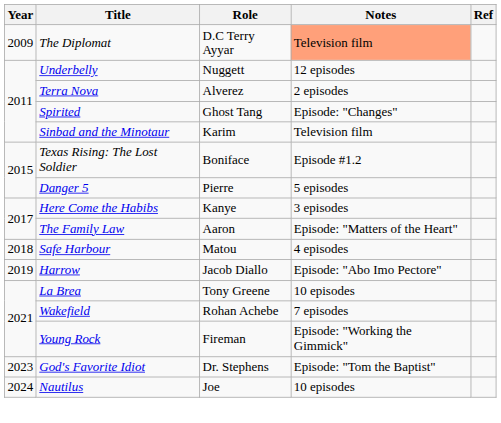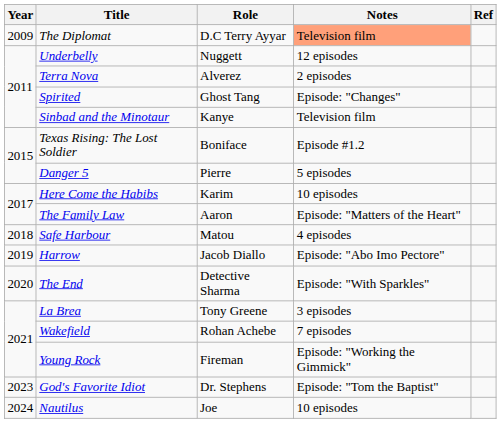(219, 132) Karim -> (217, 117) Kanye
(219, 208) Kanye -> (217, 193) Karim
(321, 208) 3 episodes -> (327, 193) 10 episodes
+ row: (61, 283)
(324, 290) 10 episodes -> (324, 311) 3 episodes
